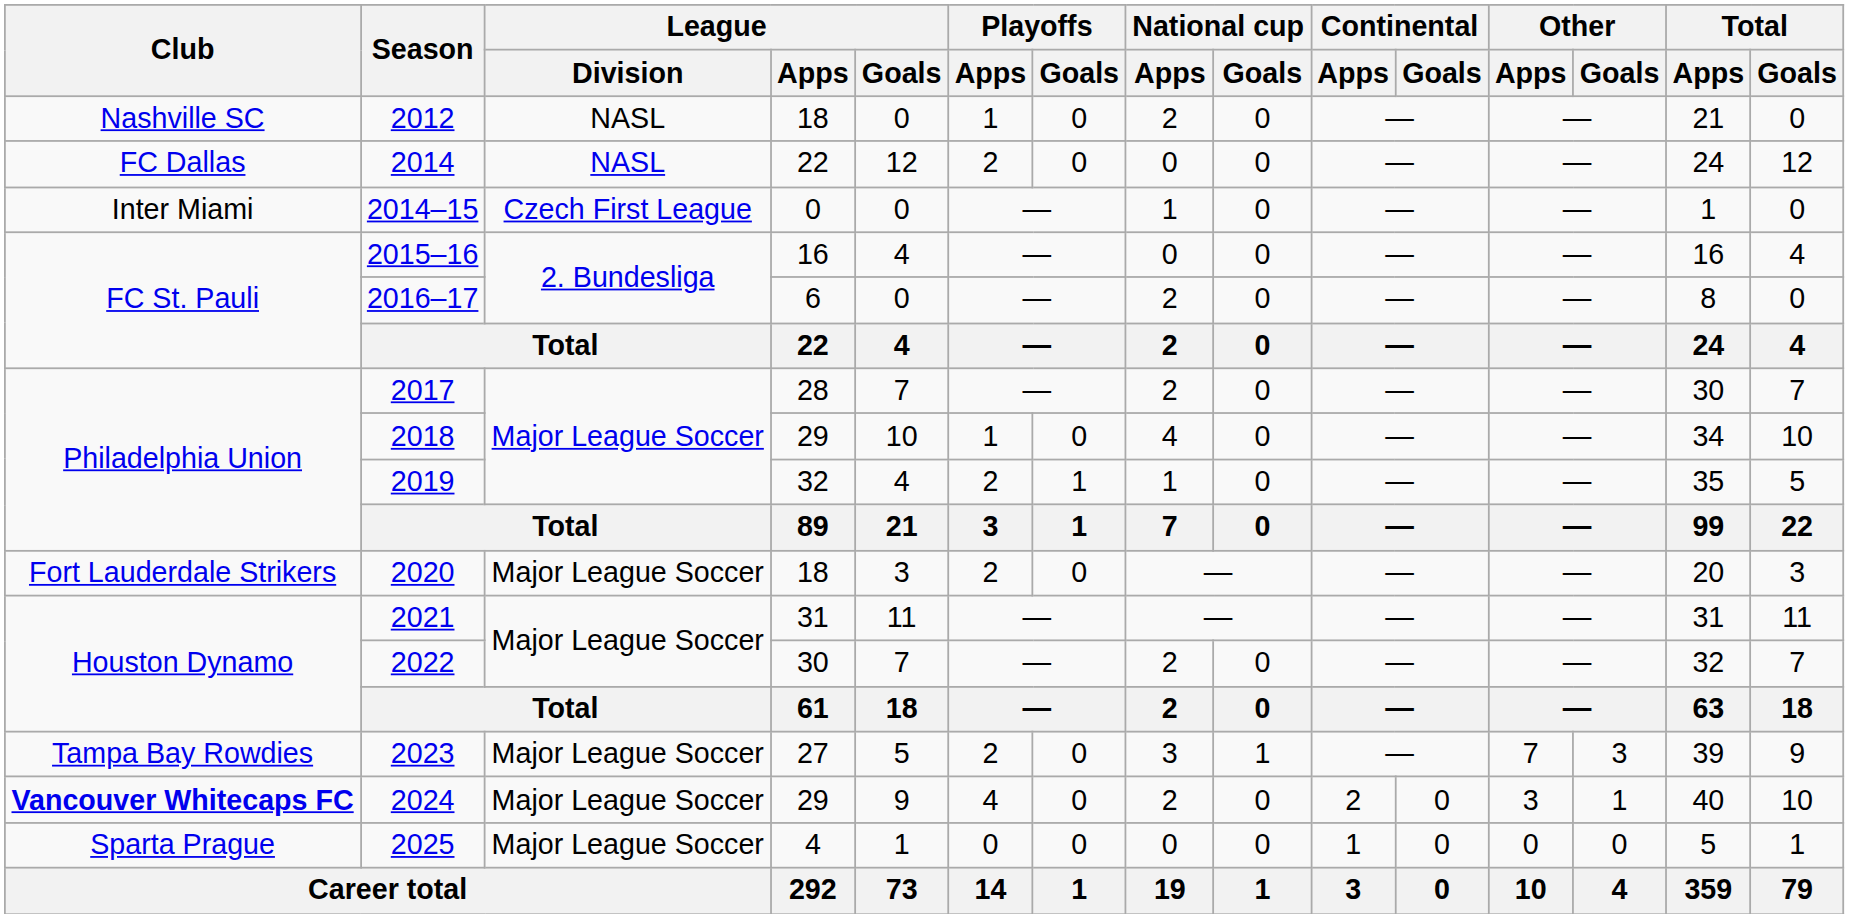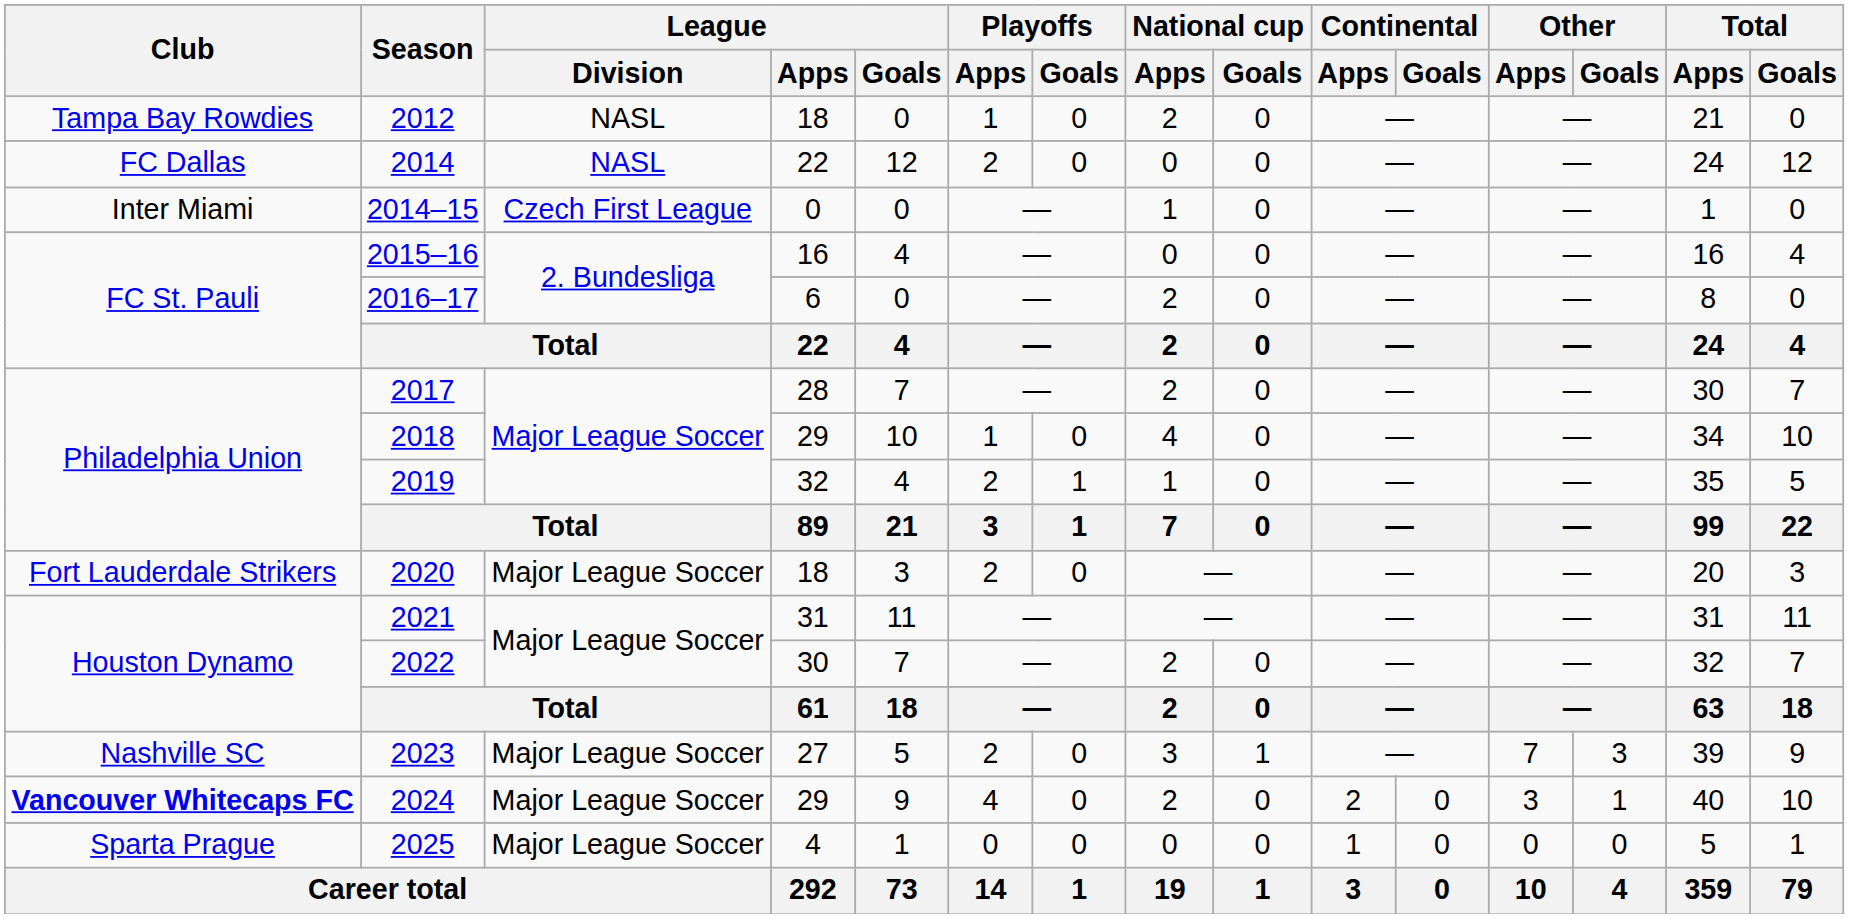(183, 118) Nashville SC -> (183, 118) Tampa Bay Rowdies
(183, 753) Tampa Bay Rowdies -> (183, 753) Nashville SC
